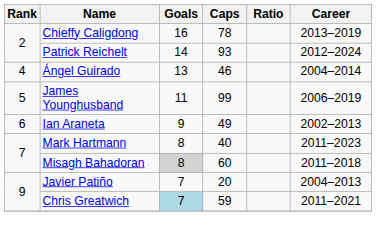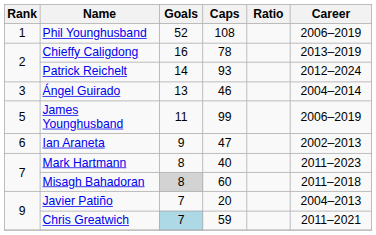+ row: (95, 33)
(22, 71) 4 -> (22, 91) 3
(225, 124) 49 -> (225, 143) 47
